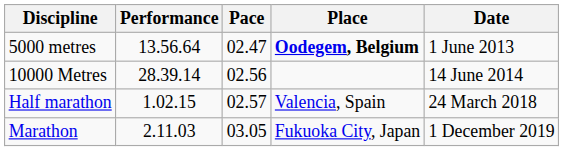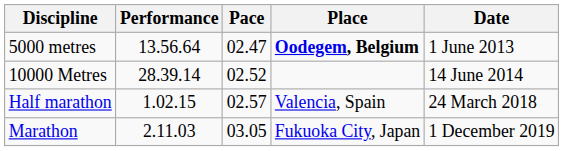(247, 74) 02.56 -> (247, 74) 02.52
